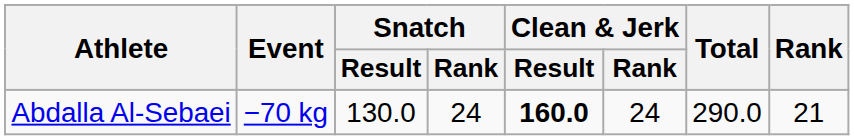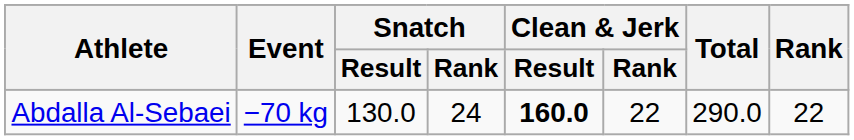(645, 113) 24 -> (645, 113) 22
(809, 113) 21 -> (809, 113) 22
